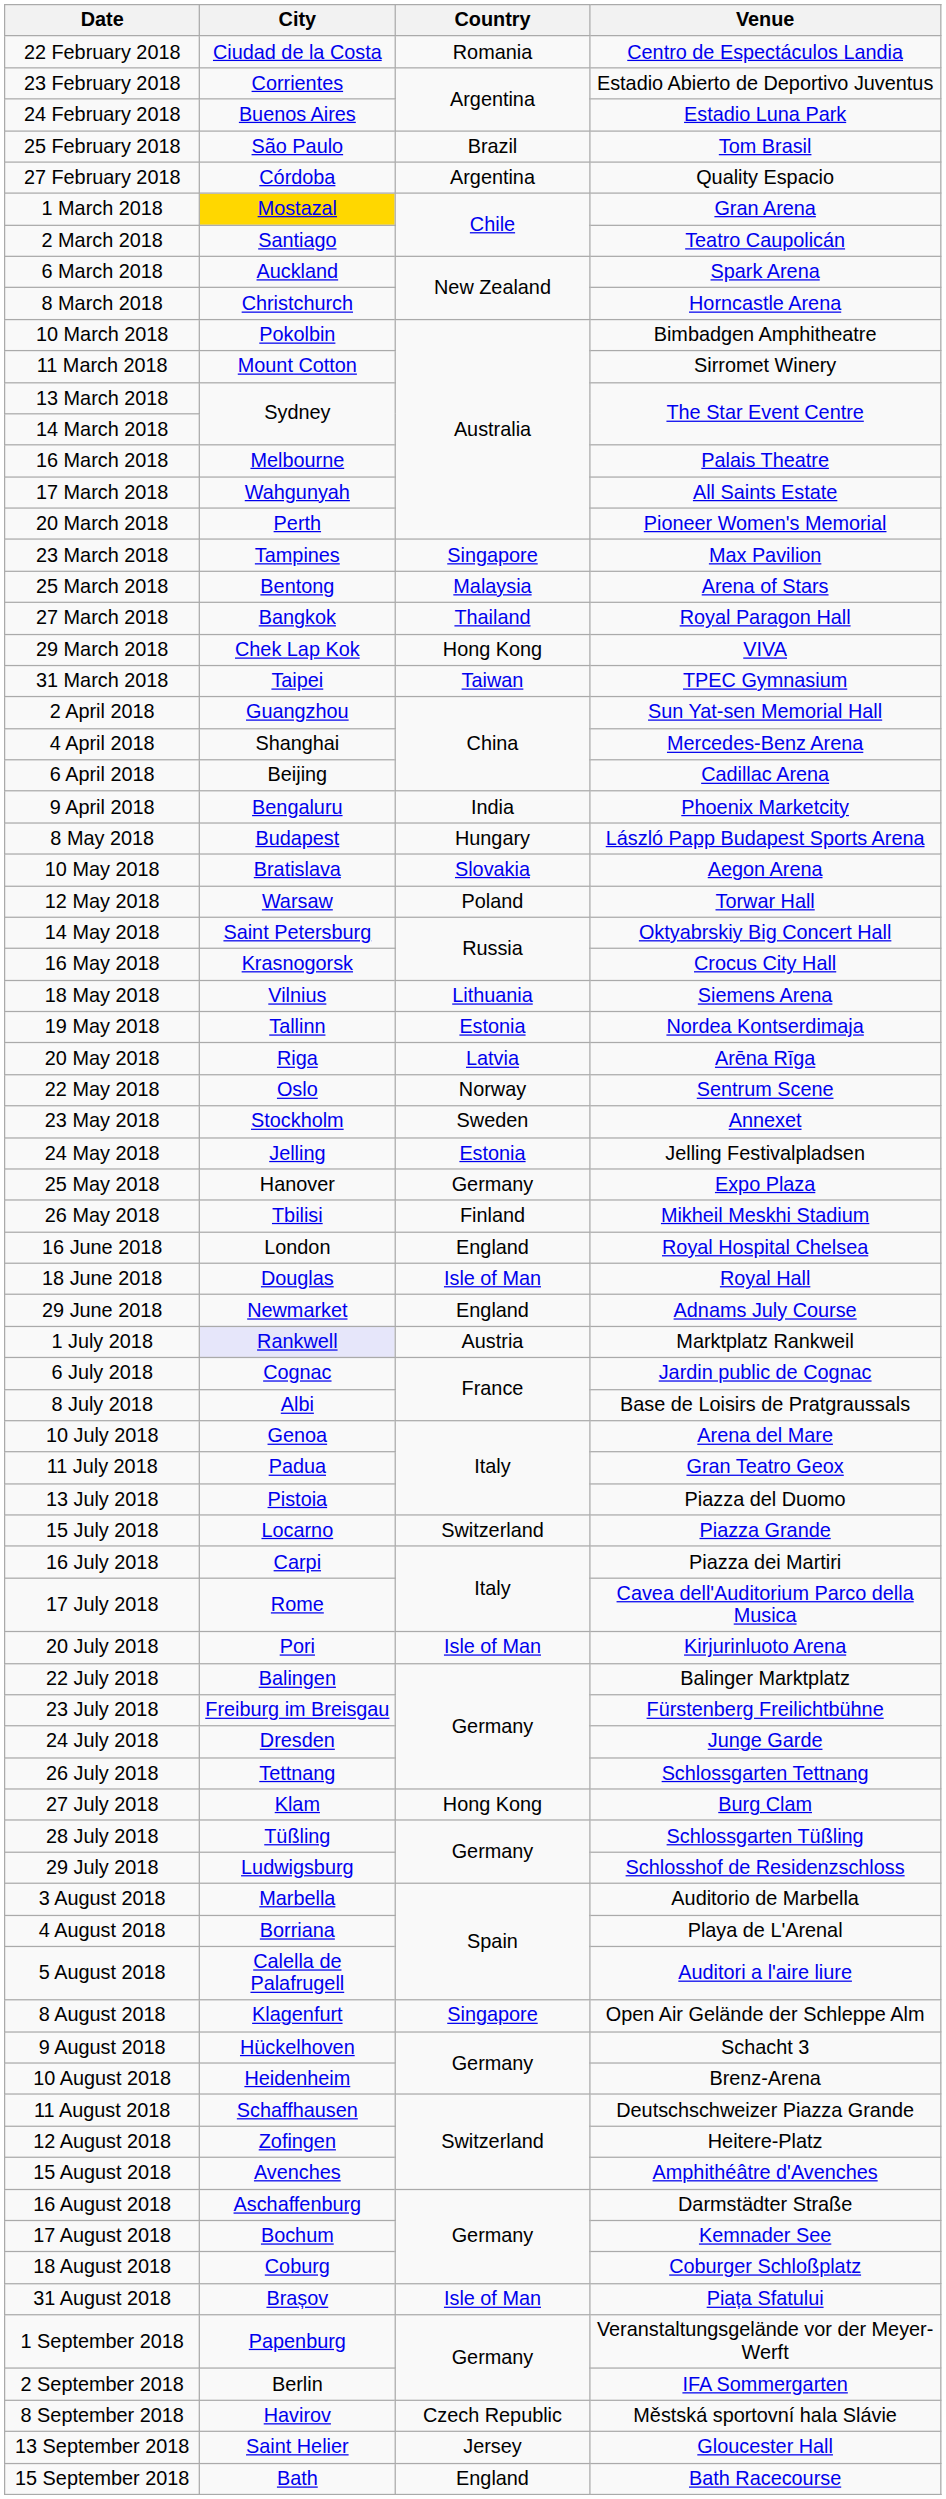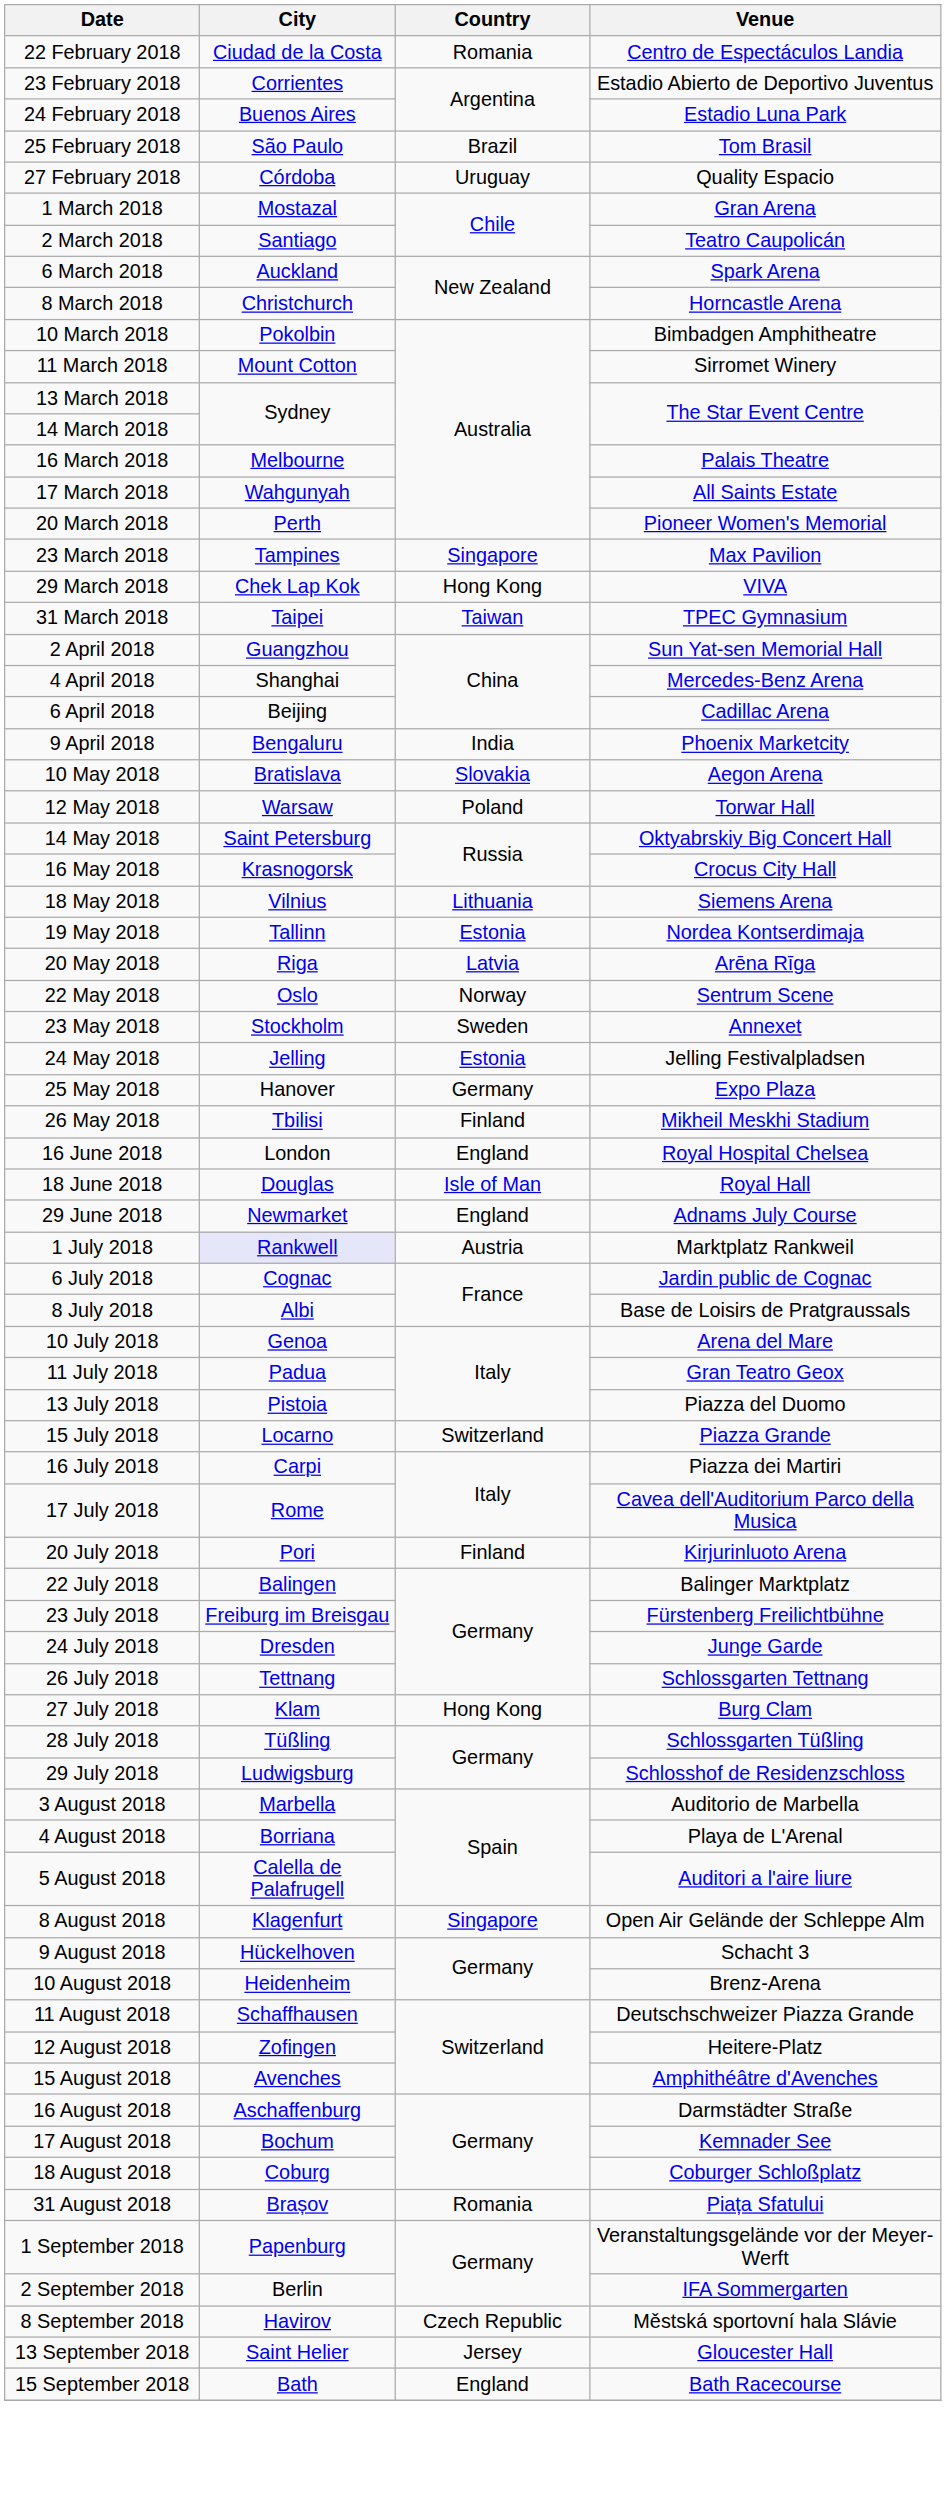(492, 177) Argentina -> (492, 177) Uruguay
(297, 209) gold background -> (297, 209) no background
- row: (102, 586)
- row: (102, 618)
- row: (102, 838)
(492, 1647) Isle of Man -> (492, 1552) Finland
(492, 2298) Isle of Man -> (492, 2204) Romania
